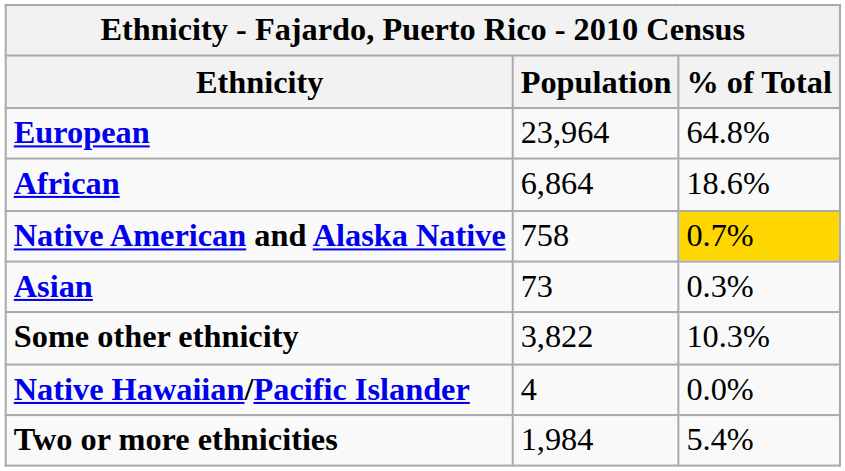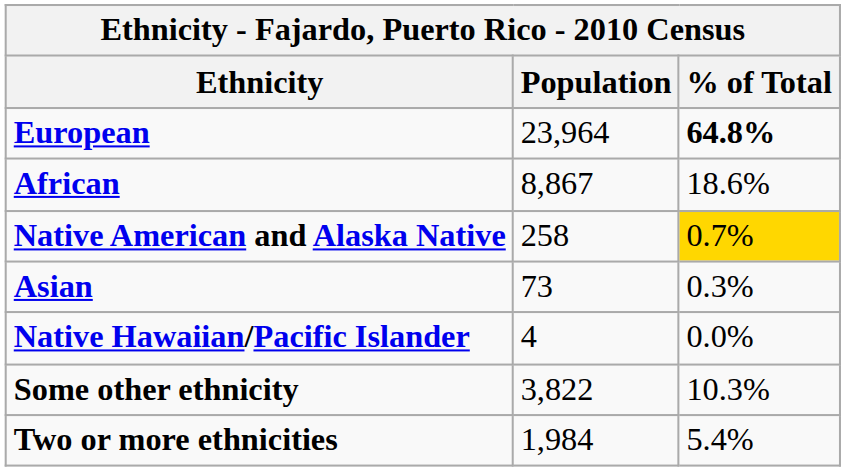(728, 132) normal -> (731, 132) bold
(557, 183) 6,864 -> (557, 183) 8,867
(545, 235) 758 -> (545, 235) 258
rows swapped: (242, 388) <-> (156, 337)
